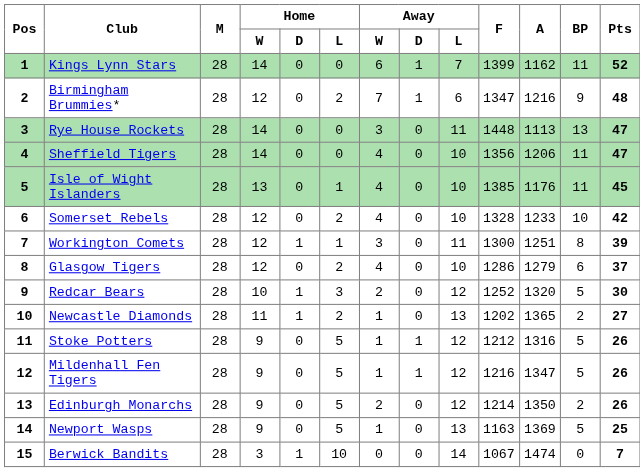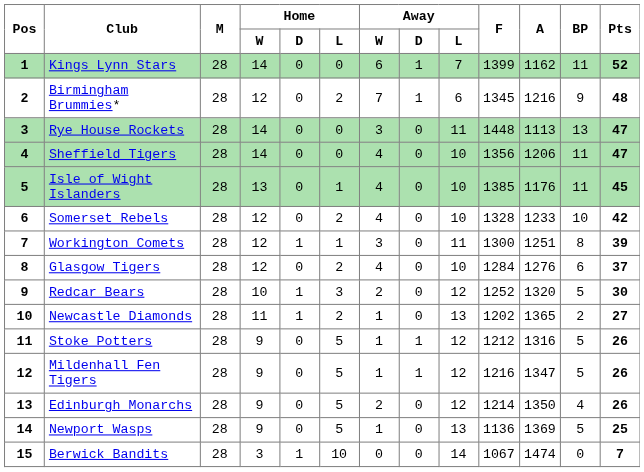(499, 98) 1347 -> (499, 98) 1345
(499, 268) 1286 -> (499, 268) 1284
(540, 268) 1279 -> (540, 268) 1276
(580, 405) 2 -> (580, 405) 4
(499, 430) 1163 -> (499, 430) 1136
